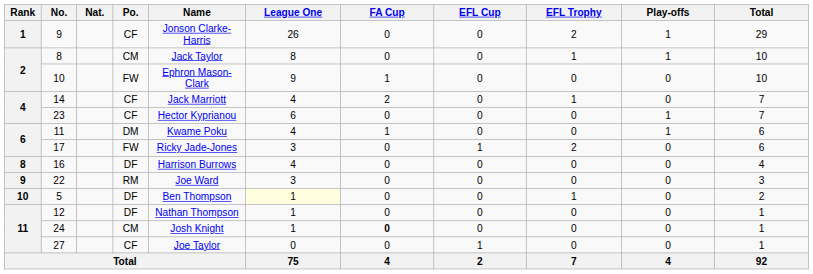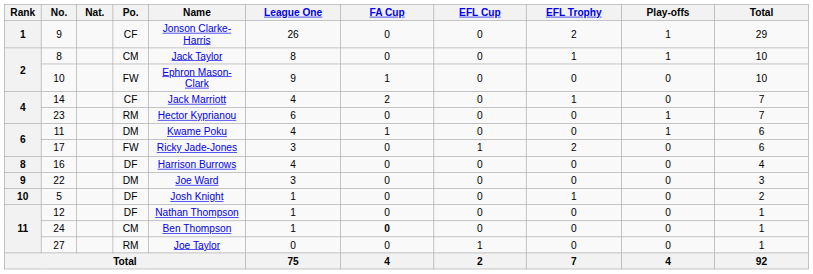(131, 116) CF -> (131, 116) RM
(131, 180) RM -> (131, 180) DM
(197, 197) Ben Thompson -> (197, 197) Josh Knight
(293, 197) lightyellow background -> (293, 197) no background
(197, 229) Josh Knight -> (197, 229) Ben Thompson
(131, 245) CF -> (131, 245) RM
